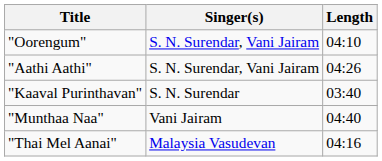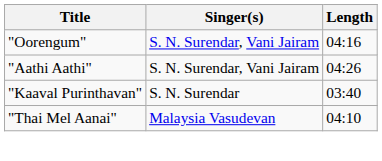(344, 42) 04:10 -> (344, 42) 04:16
- row: (56, 118)
(344, 143) 04:16 -> (344, 118) 04:10
